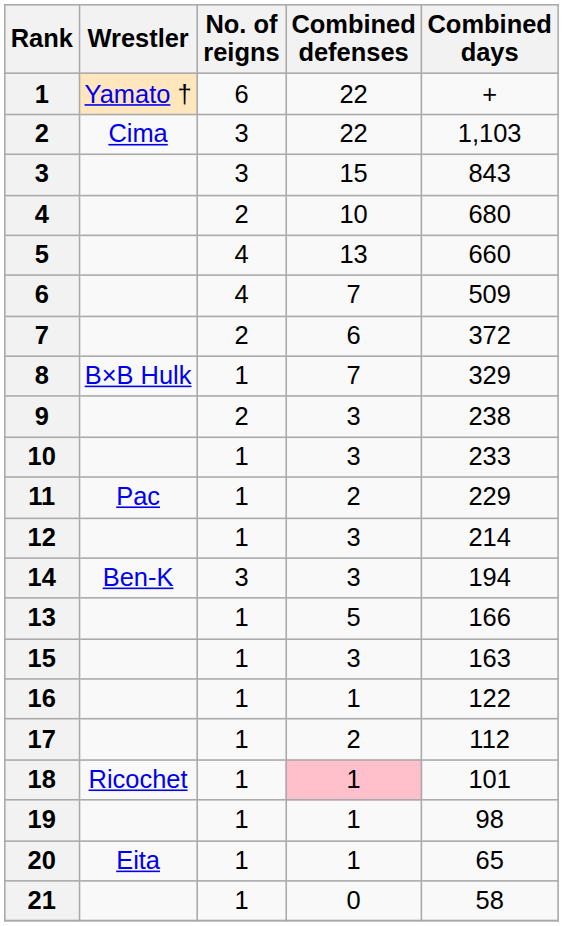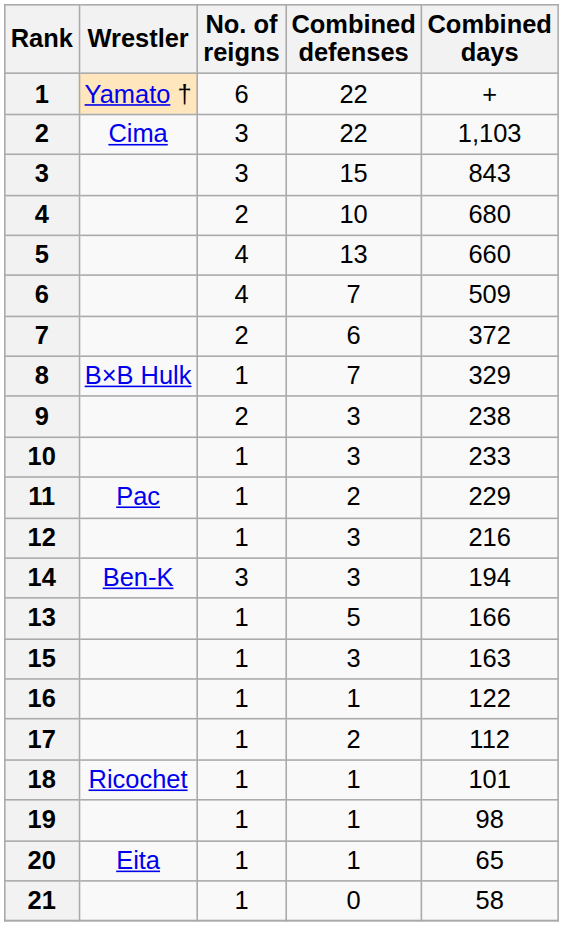(490, 537) 214 -> (490, 537) 216
(354, 779) pink background -> (354, 779) no background
